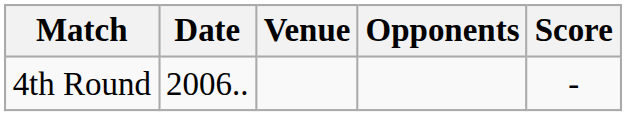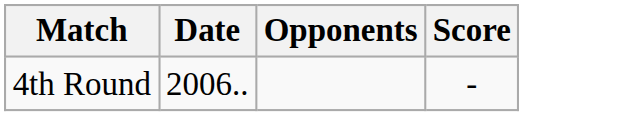- column: (307, 30)
